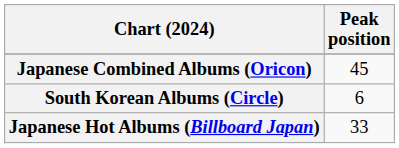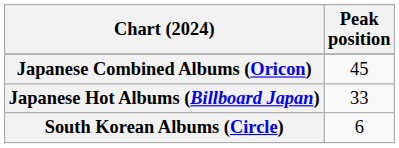rows swapped: (164, 127) <-> (164, 98)
